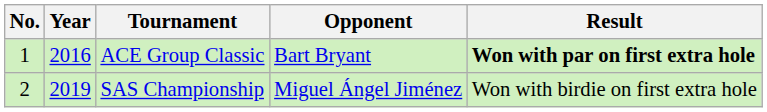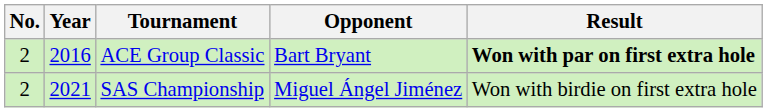(25, 55) 1 -> (25, 55) 2
(70, 89) 2019 -> (70, 89) 2021
